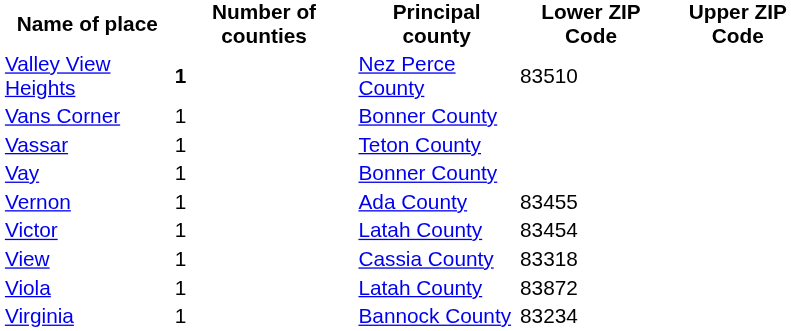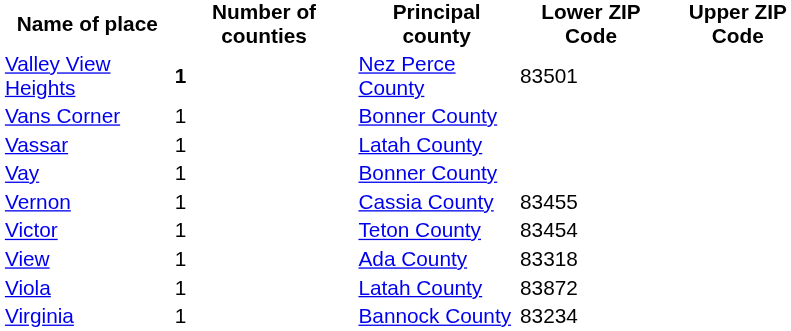(549, 76) 83510 -> (549, 76) 83501
(420, 145) Teton County -> (420, 145) Latah County
(413, 202) Ada County -> (426, 202) Cassia County
(420, 230) Latah County -> (420, 230) Teton County
(426, 259) Cassia County -> (413, 259) Ada County
